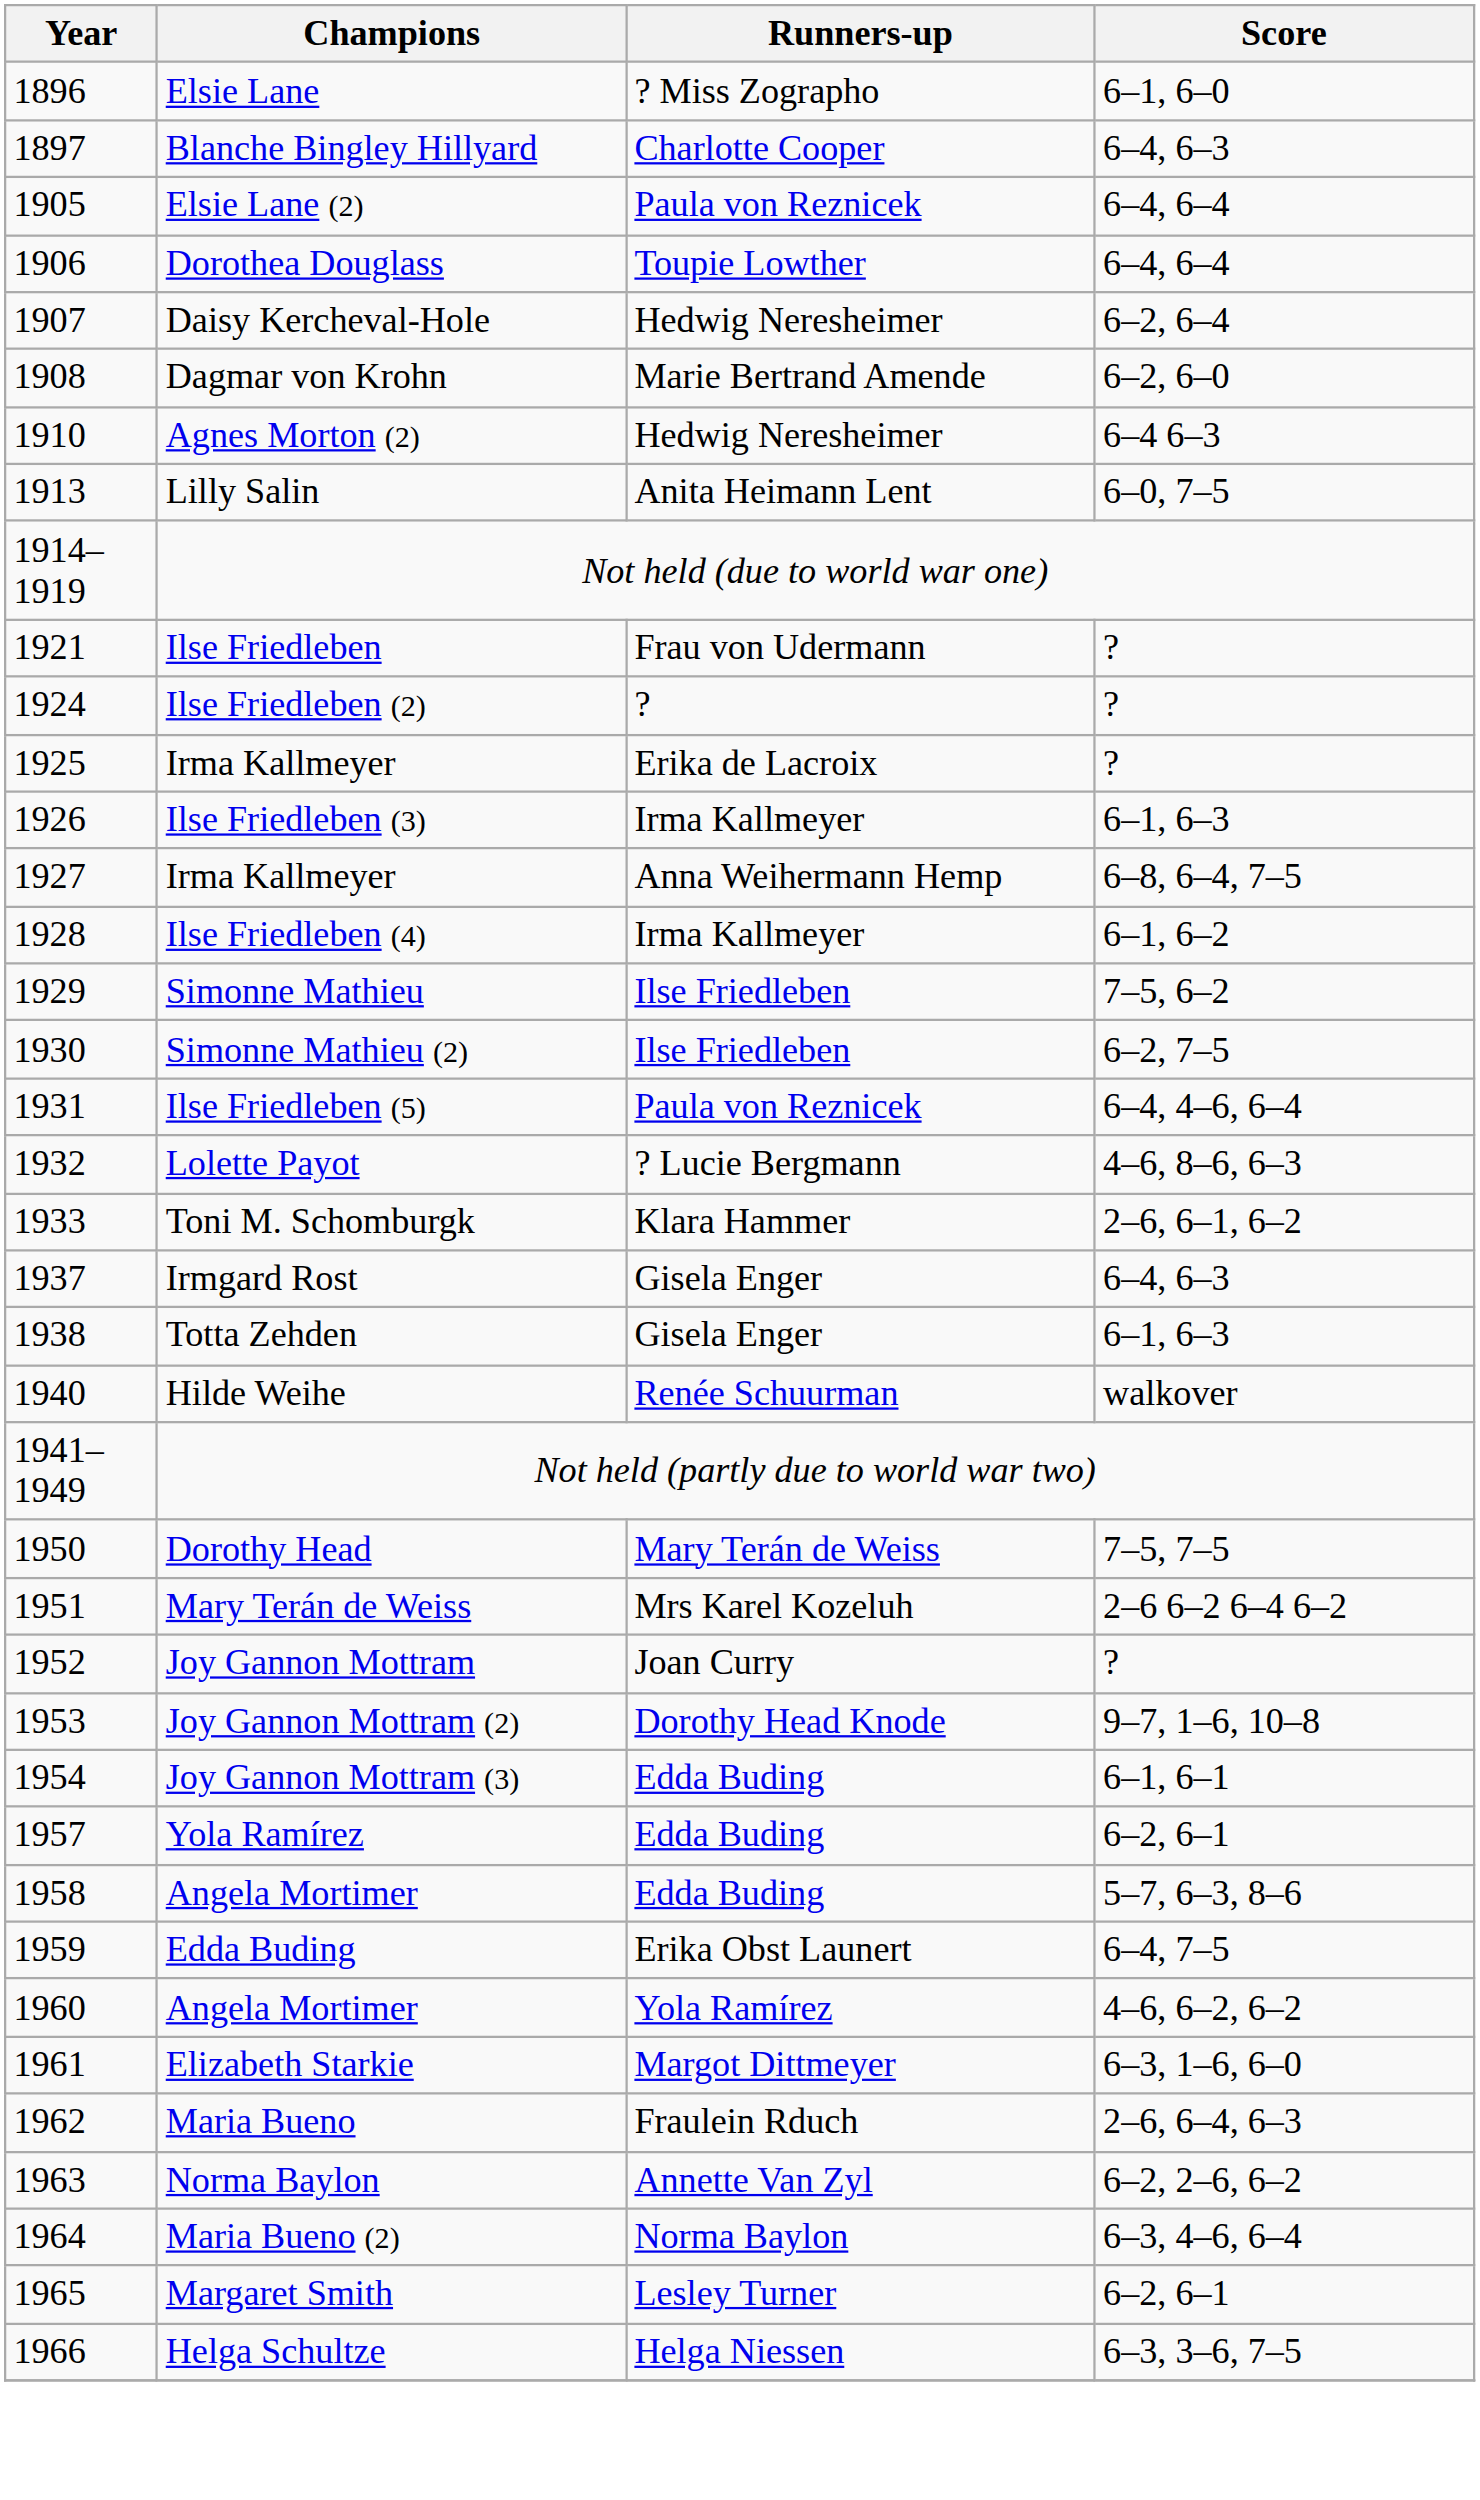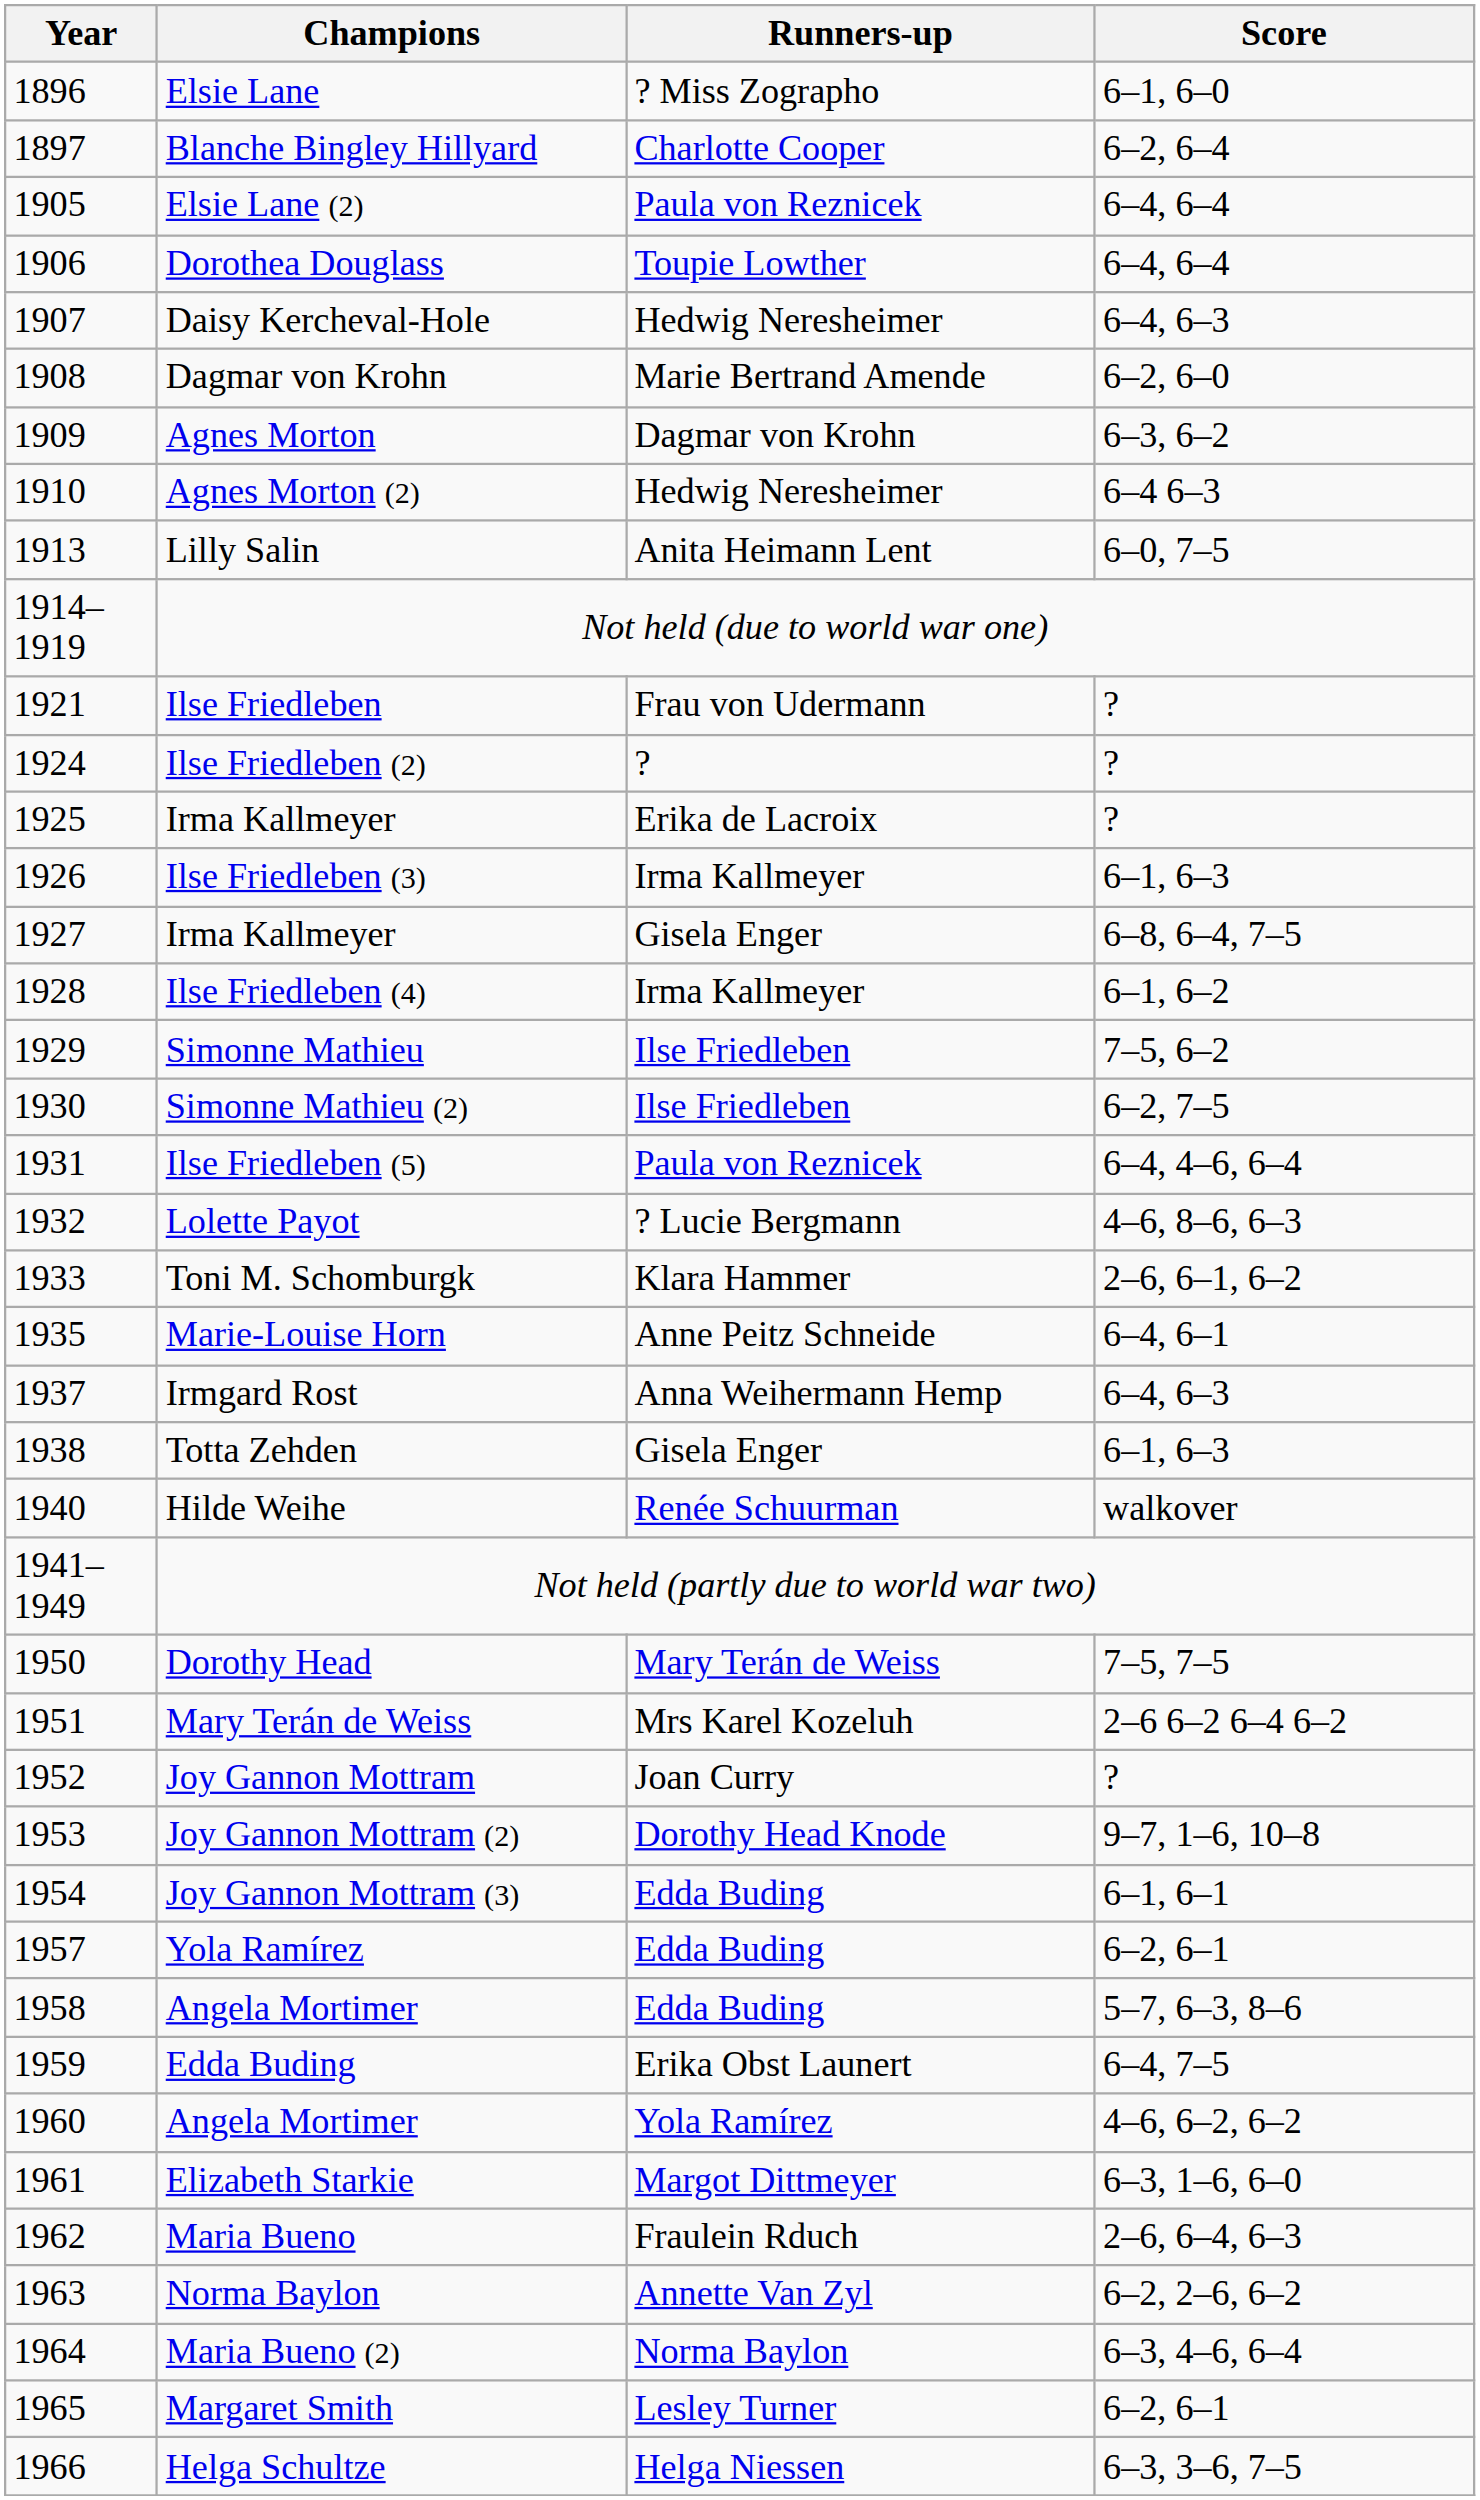(1166, 147) 6–4, 6–3 -> (1166, 147) 6–2, 6–4
(1166, 319) 6–2, 6–4 -> (1166, 319) 6–4, 6–3
+ row: (50, 434)
(818, 876) Anna Weihermann Hemp -> (728, 934) Gisela Enger
+ row: (50, 1335)
(728, 1278) Gisela Enger -> (818, 1392) Anna Weihermann Hemp
